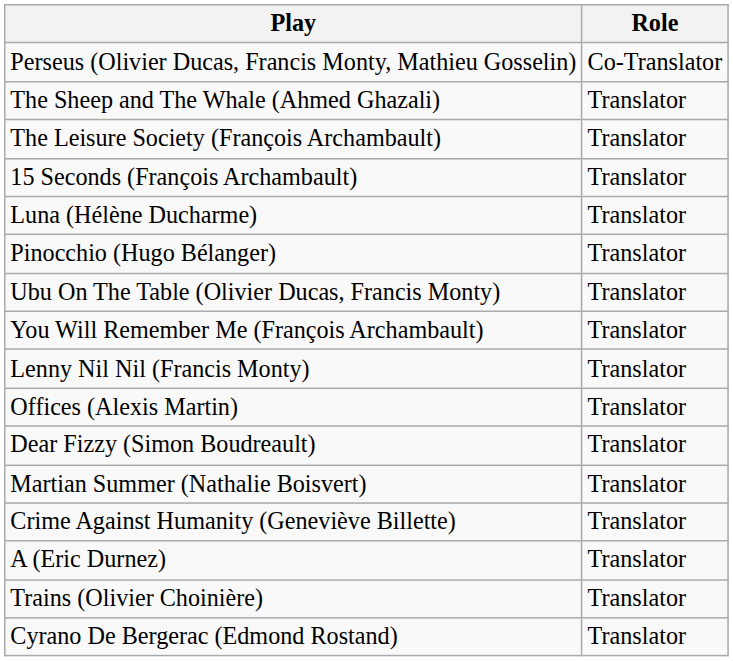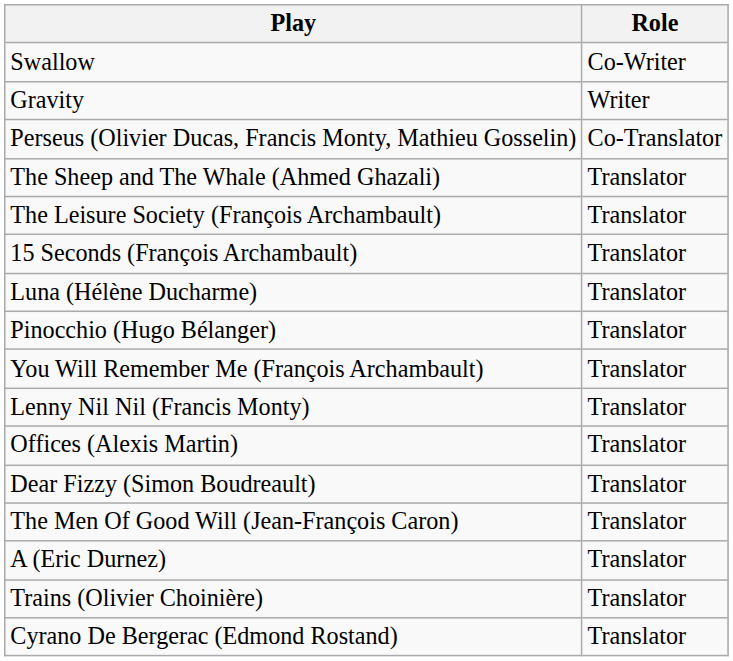+ row: (53, 61)
+ row: (47, 100)
- row: (255, 291)
+ row: (234, 521)
- row: (188, 483)
- row: (233, 521)
